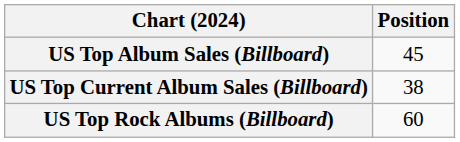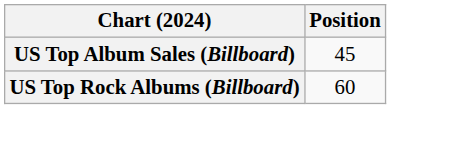- row: (189, 86)
